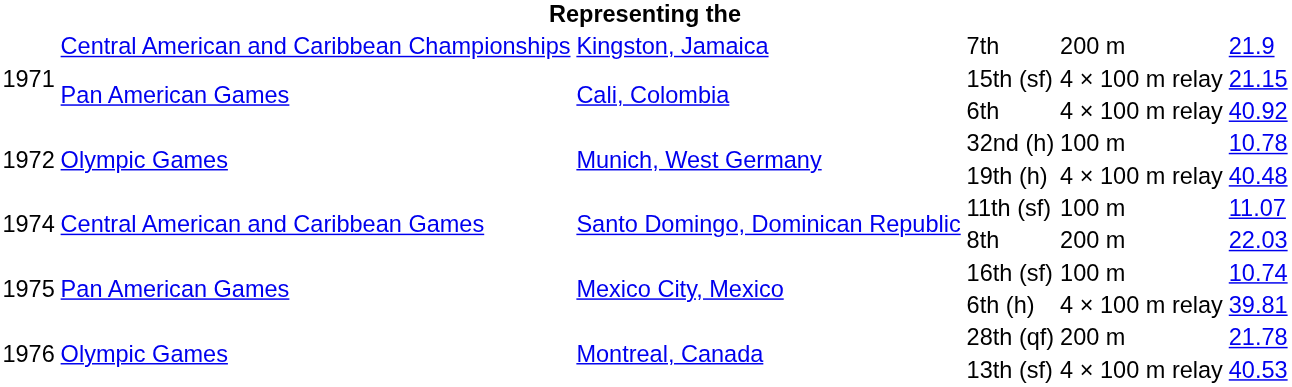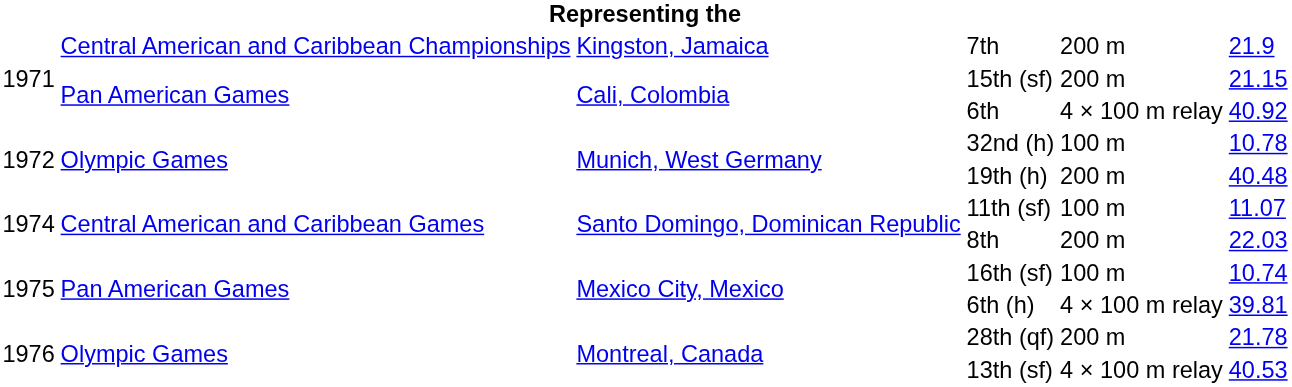(1141, 79) 4 × 100 m relay -> (1093, 79) 200 m
(1141, 176) 4 × 100 m relay -> (1093, 176) 200 m
